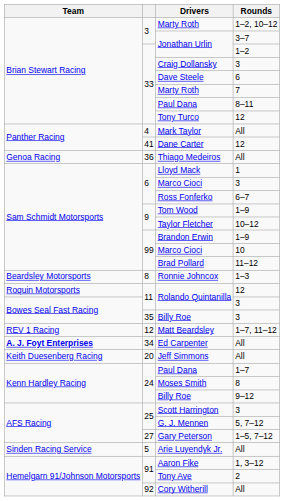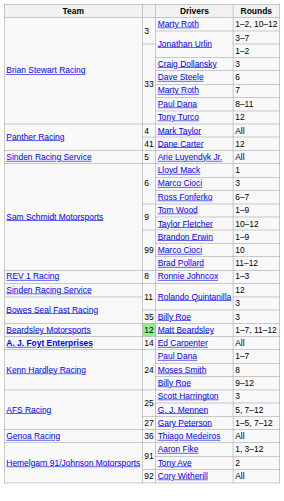rows swapped: (190, 449) <-> (189, 157)
(48, 276) Beardsley Motorsports -> (33, 276) REV 1 Racing
(43, 290) Roquin Motorsports -> (49, 290) Sinden Racing Service
(33, 330) REV 1 Racing -> (48, 330) Beardsley Motorsports
(149, 330) no background -> (149, 330) lightgreen background
(149, 343) 34 -> (149, 343) 14
- row: (183, 356)
